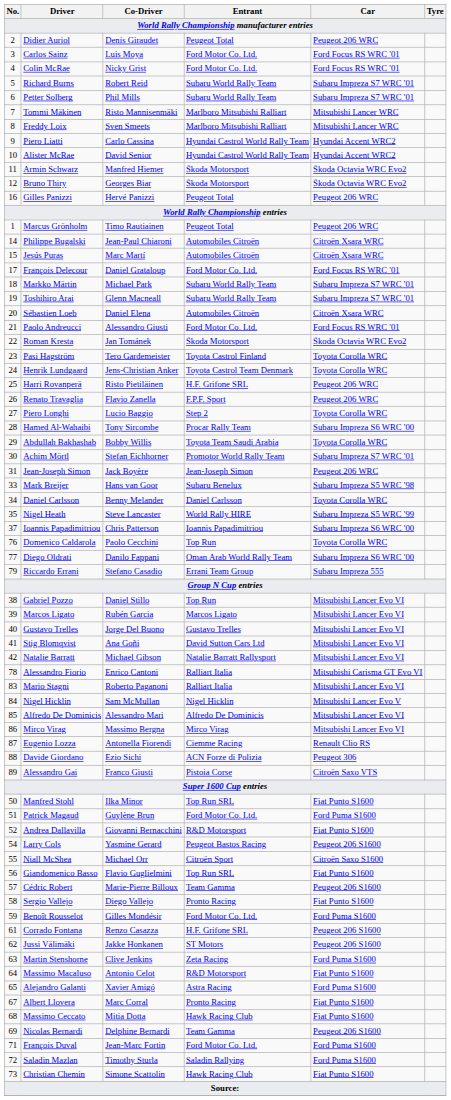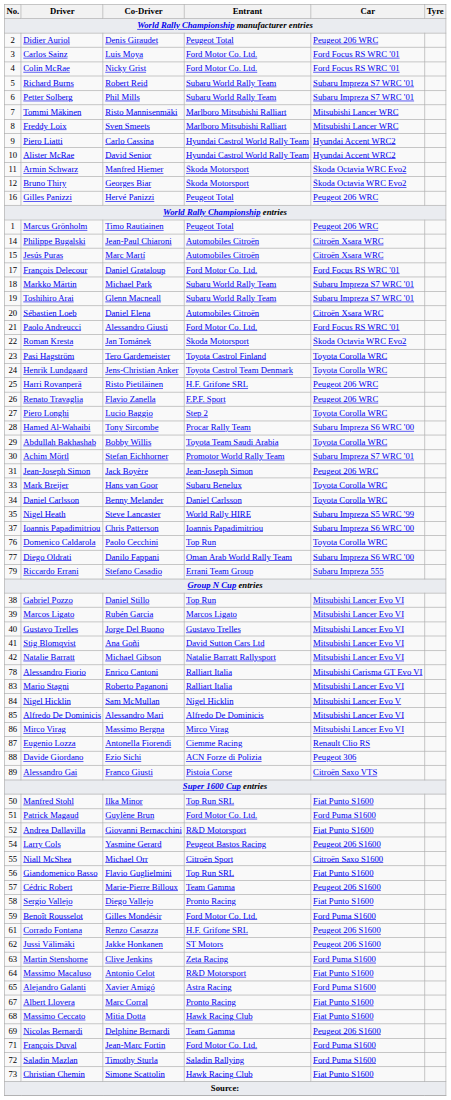(364, 485) Subaru Impreza S5 WRC '98 -> (350, 485) Toyota Corolla WRC
